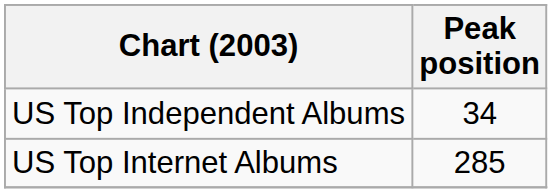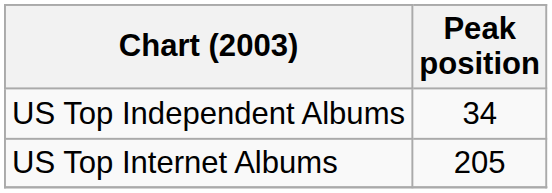(480, 162) 285 -> (480, 162) 205
